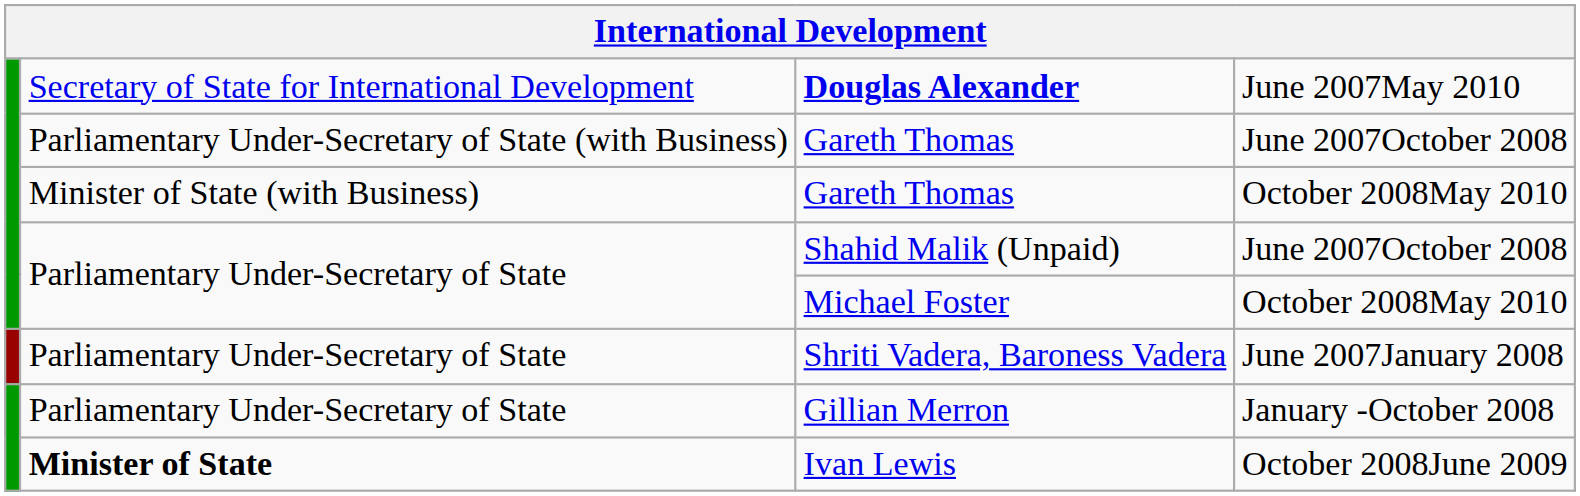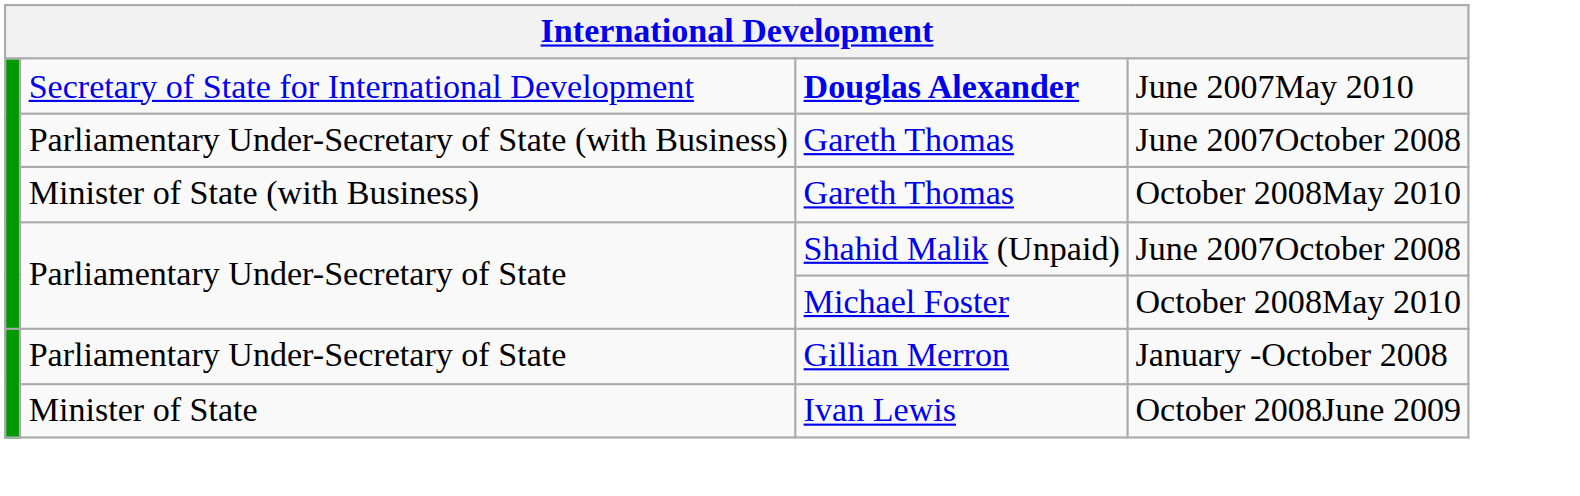- row: (1015, 355)
(150, 463) bold -> (143, 409) normal
